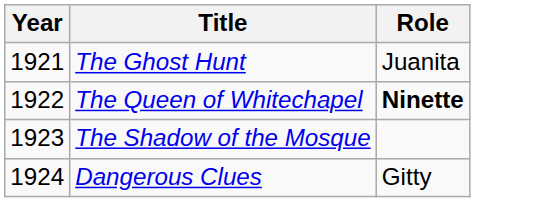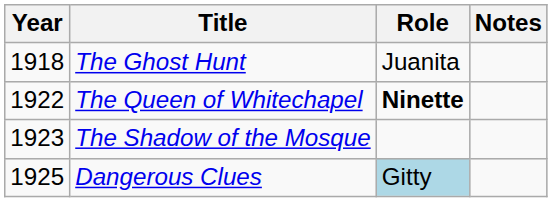+ column: (508, 23)
(37, 61) 1921 -> (37, 61) 1918
(37, 176) 1924 -> (37, 176) 1925
(407, 176) no background -> (407, 176) lightblue background
